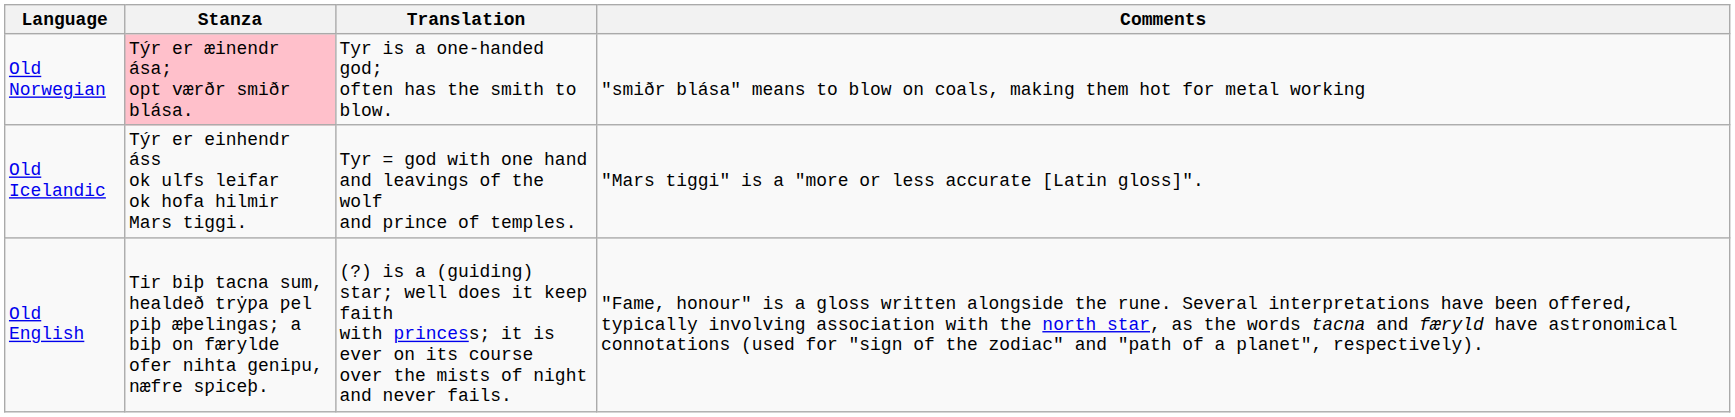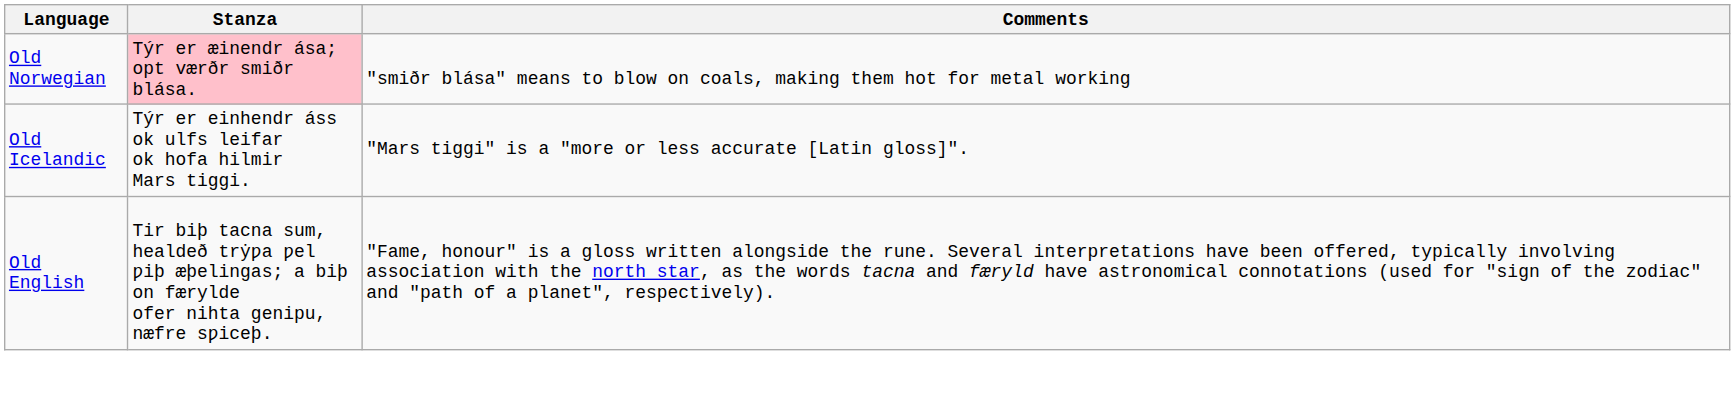- column: (466, 19)
